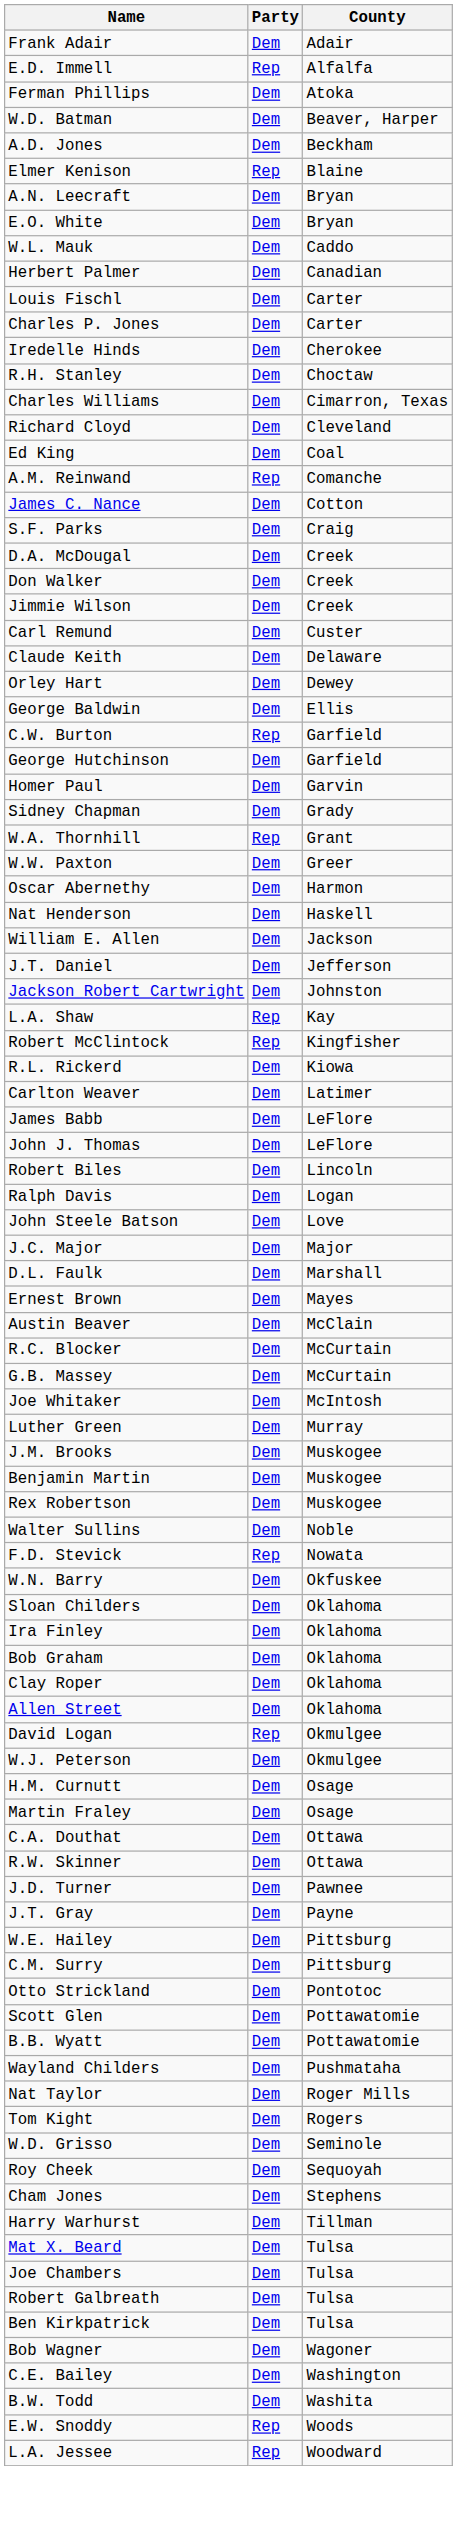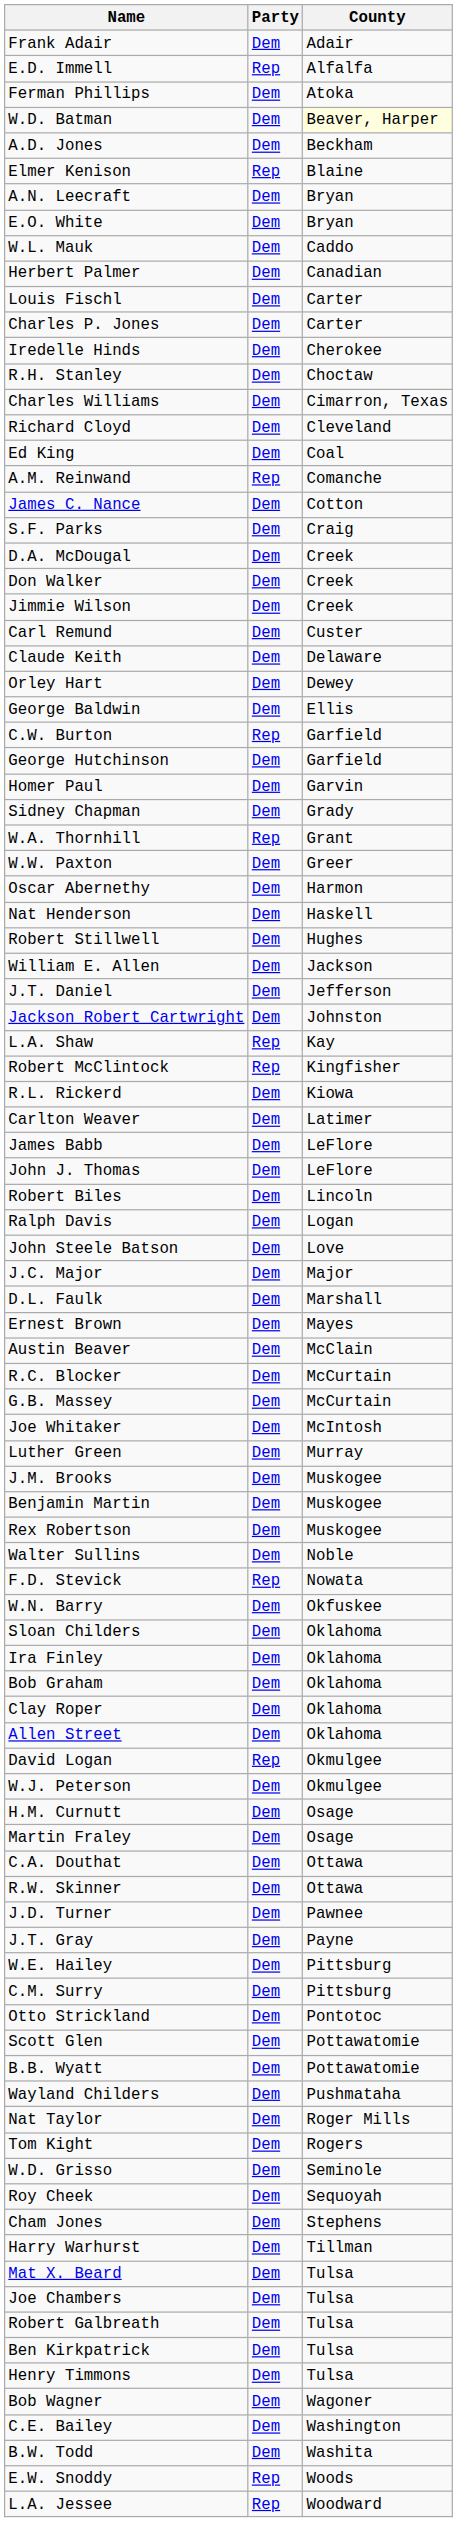(373, 120) no background -> (373, 120) lightyellow background
+ row: (84, 940)
+ row: (70, 2376)
